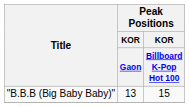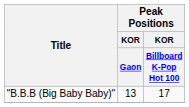(164, 94) 15 -> (164, 94) 17
